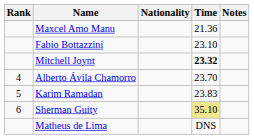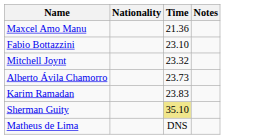- column: (19, 12)
(206, 61) bold -> (177, 61) normal
(206, 77) 23.70 -> (177, 77) 23.73
